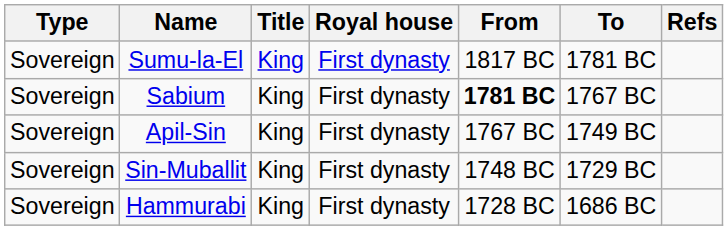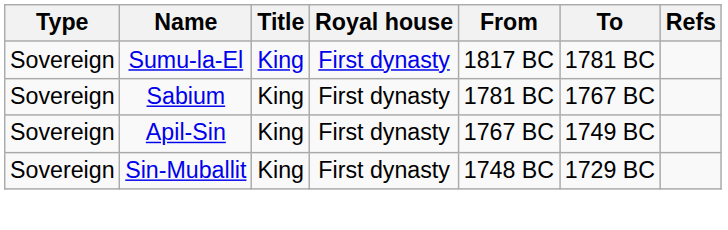(510, 96) bold -> (509, 96) normal
- row: (186, 206)
